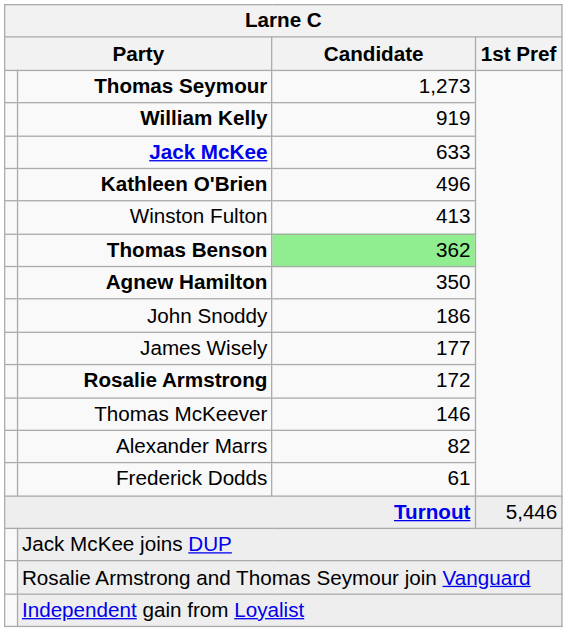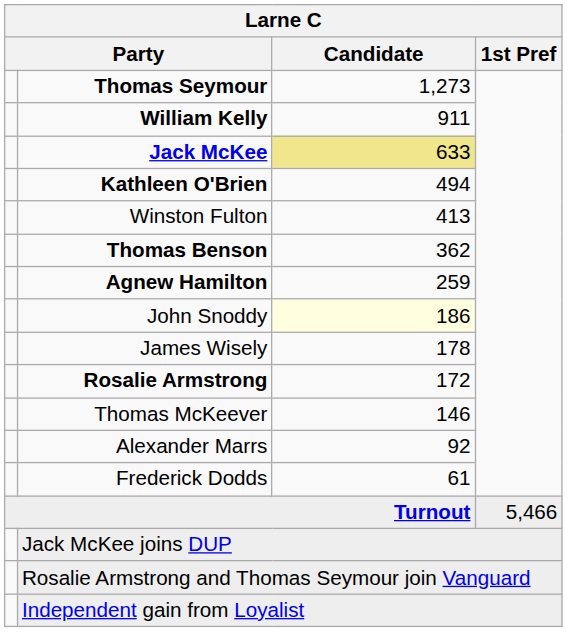(453, 119) 919 -> (454, 119) 911
(453, 151) no background -> (453, 151) khaki background
(453, 184) 496 -> (453, 184) 494
(453, 250) lightgreen background -> (453, 250) no background
(453, 282) 350 -> (453, 282) 259
(453, 315) no background -> (453, 315) lightyellow background
(453, 348) 177 -> (453, 348) 178
(459, 446) 82 -> (459, 446) 92
(531, 511) 5,446 -> (531, 511) 5,466
